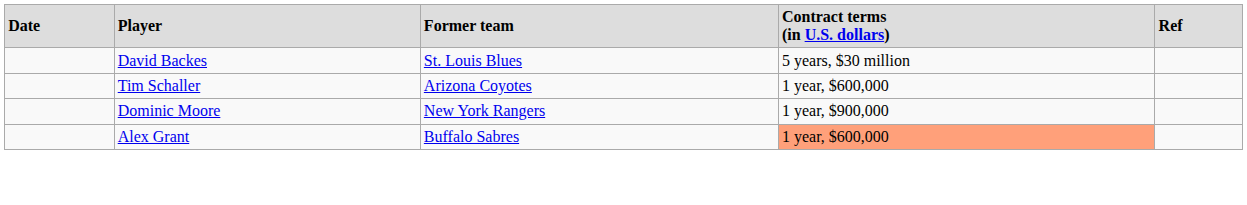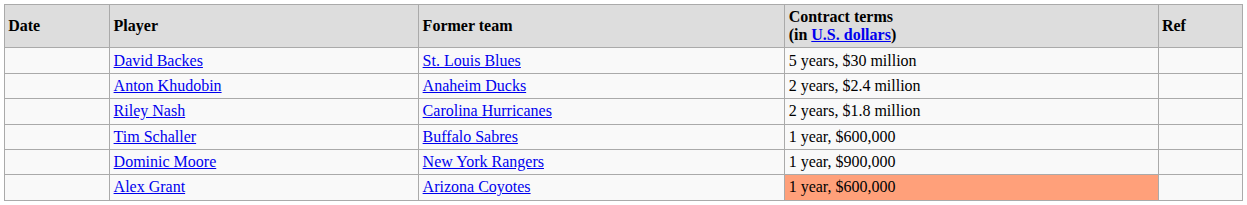+ row: (168, 85)
+ row: (149, 111)
(478, 85) Arizona Coyotes -> (470, 136) Buffalo Sabres
(471, 136) Buffalo Sabres -> (477, 187) Arizona Coyotes
